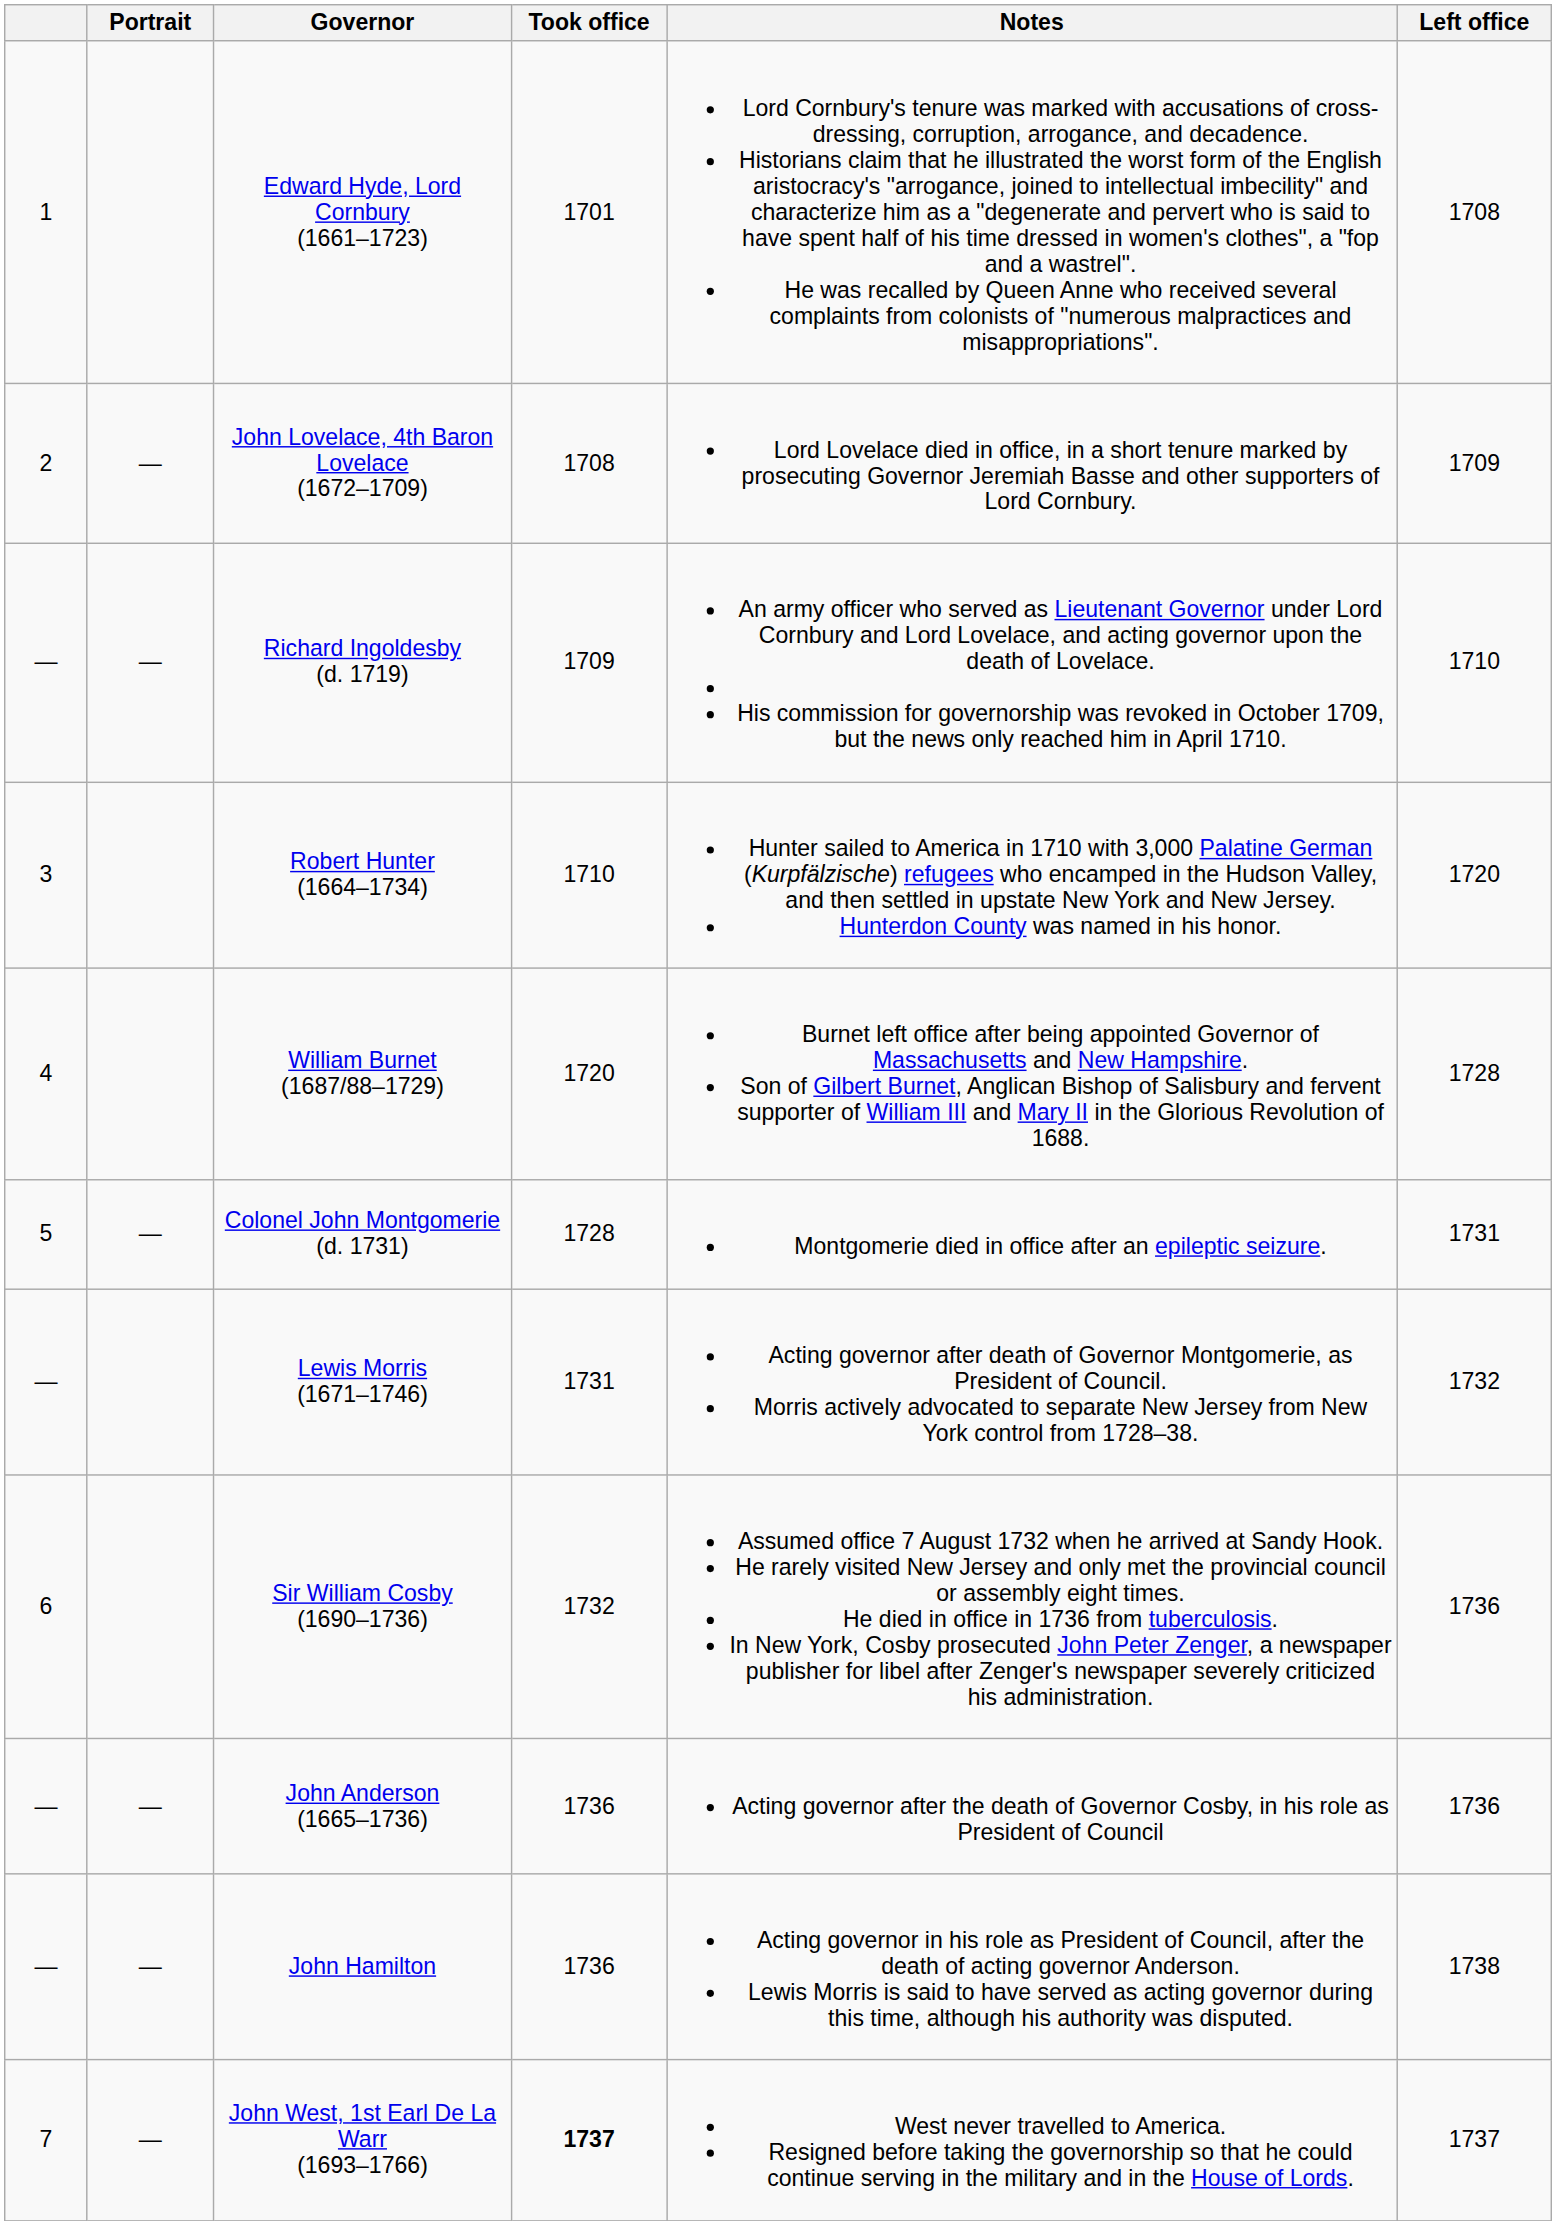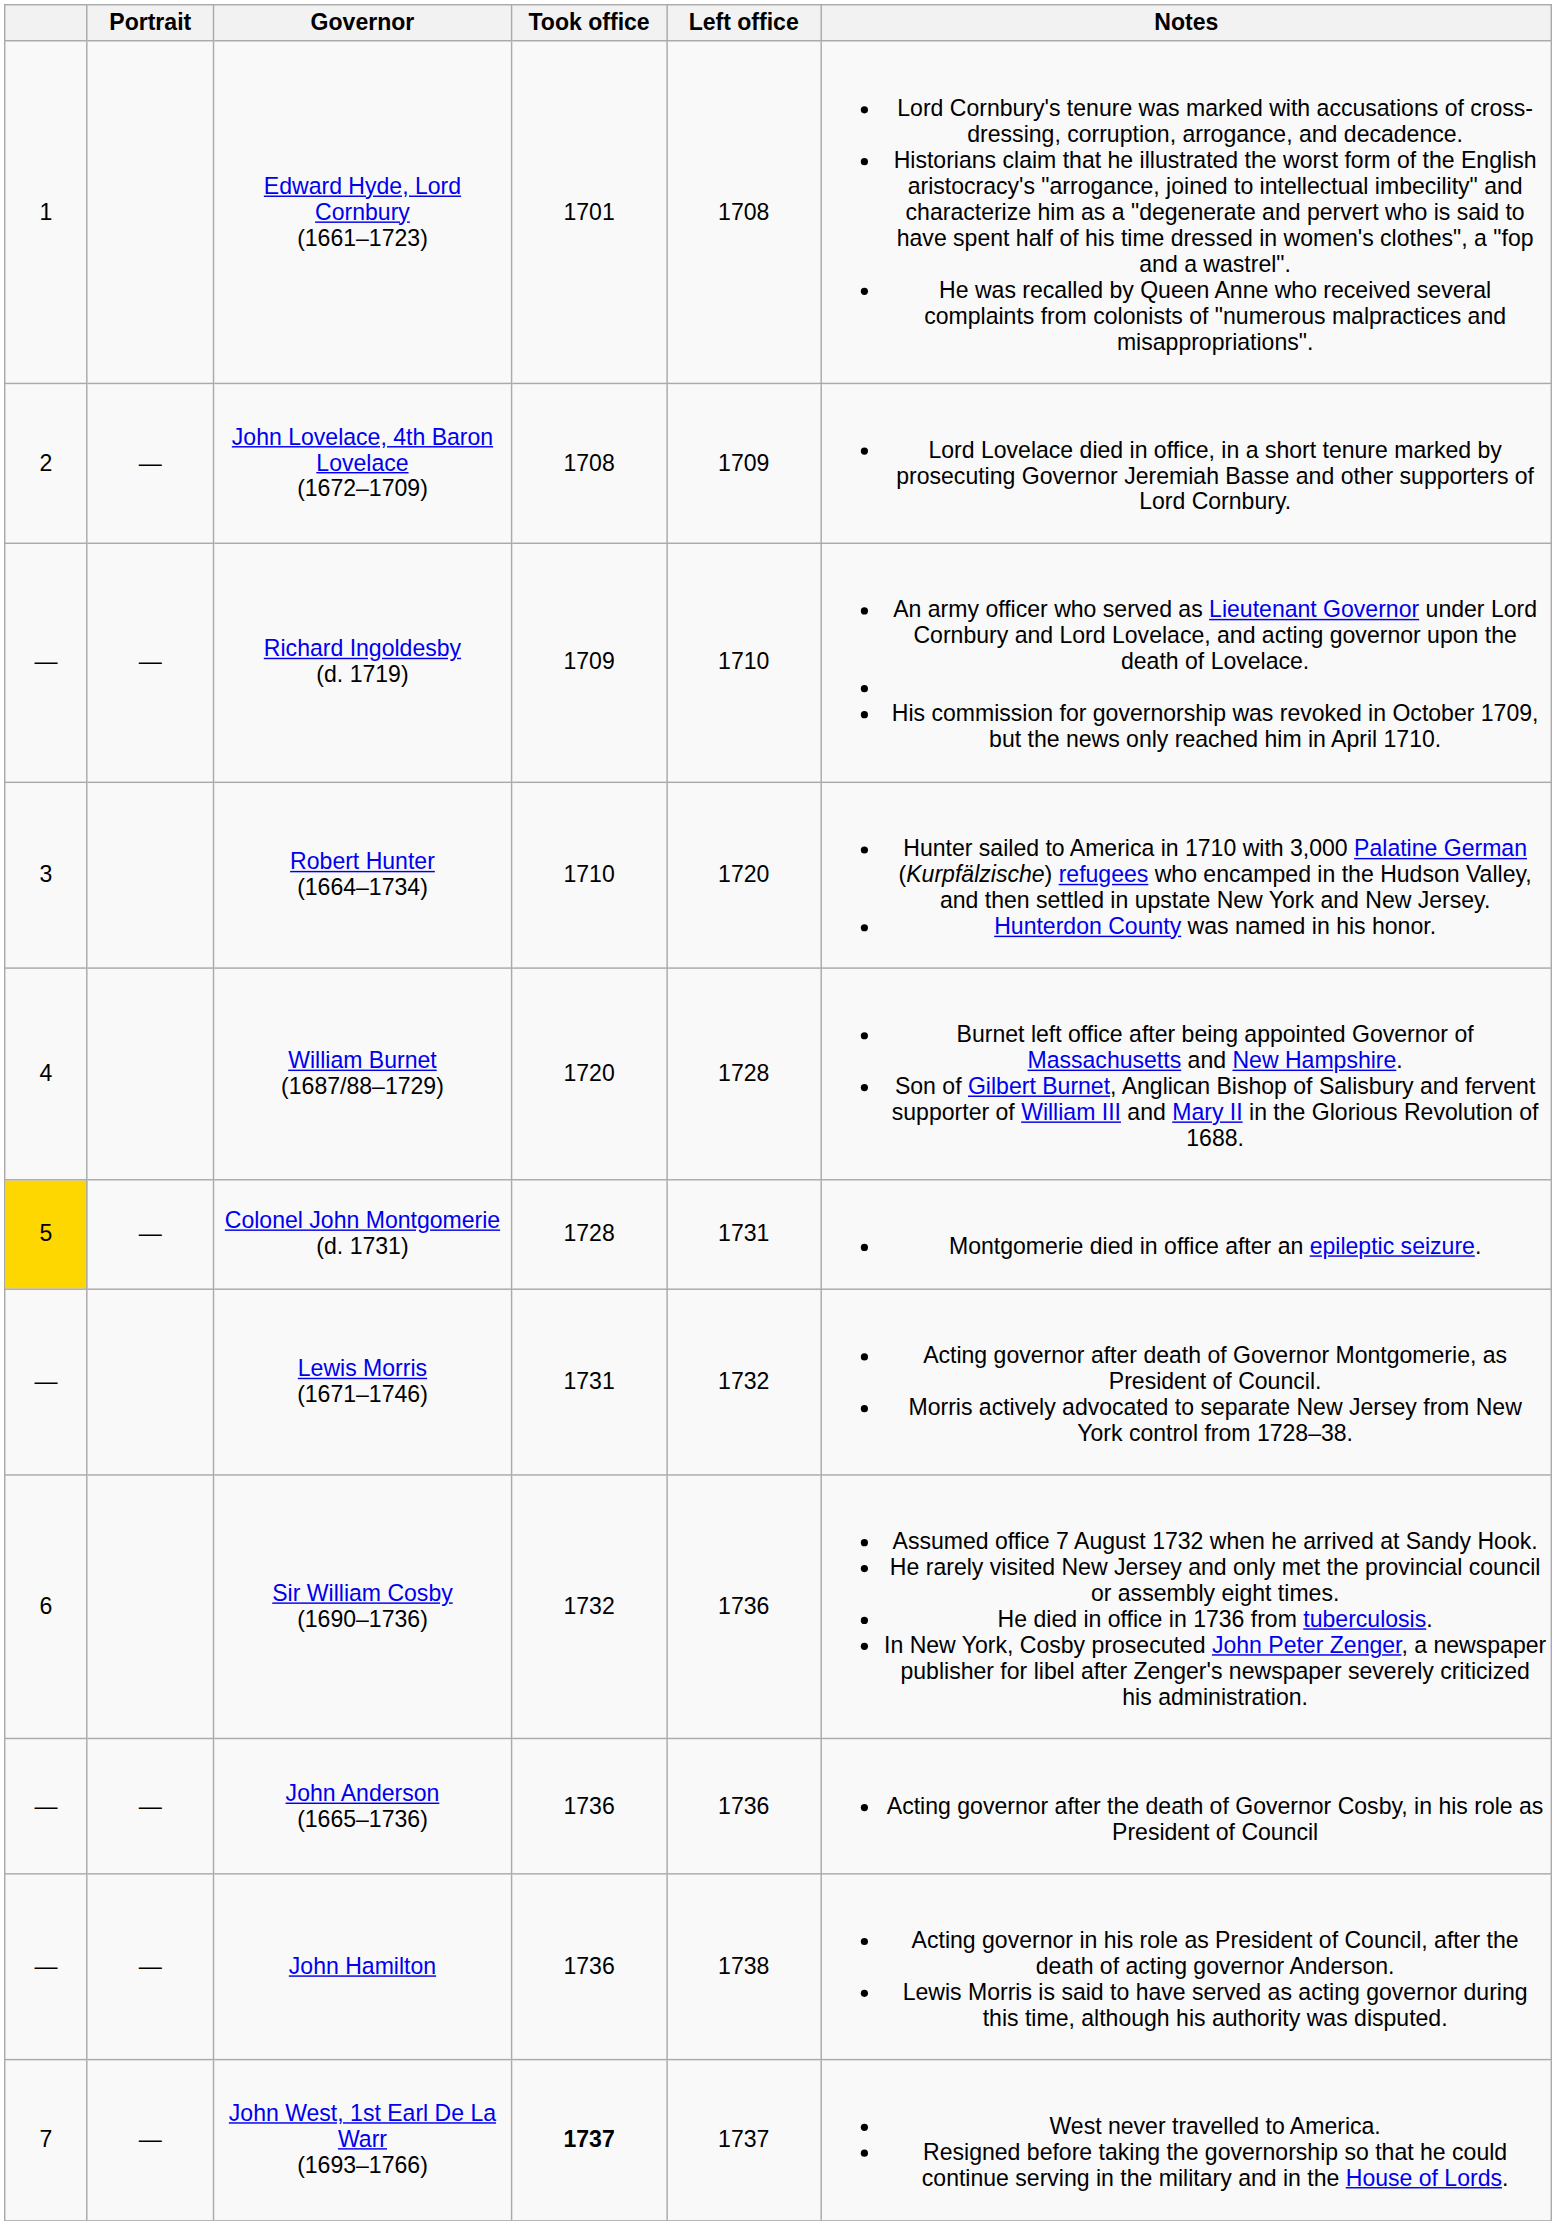columns swapped: (1474, 22) <-> (1032, 22)
(46, 1234) no background -> (46, 1234) gold background
